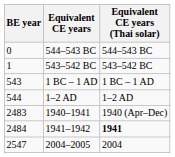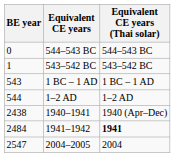(17, 113) 2483 -> (17, 113) 2438
